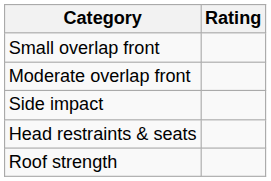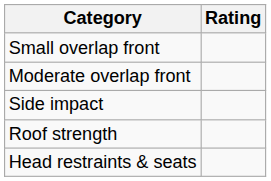rows swapped: (63, 162) <-> (103, 133)
